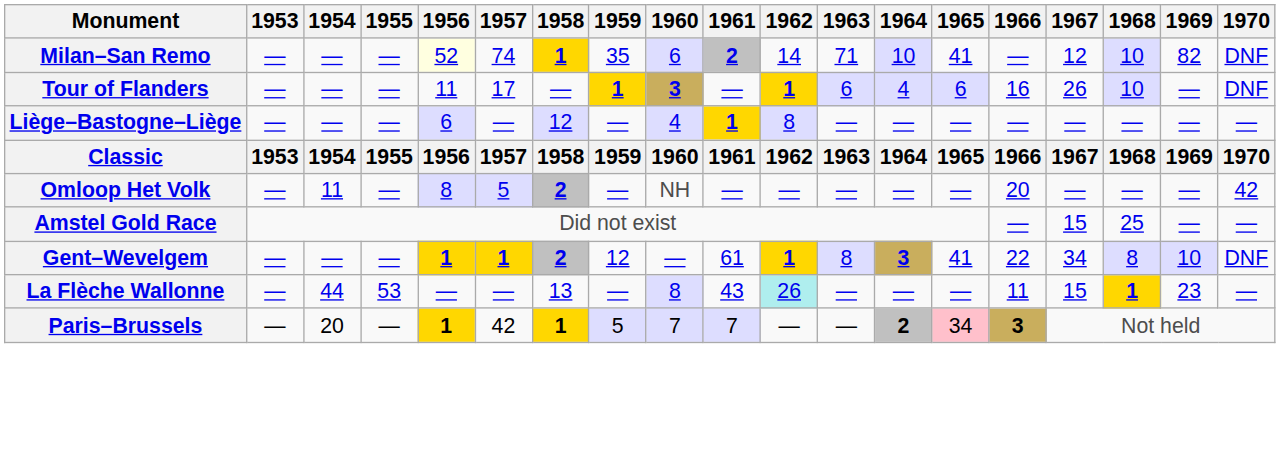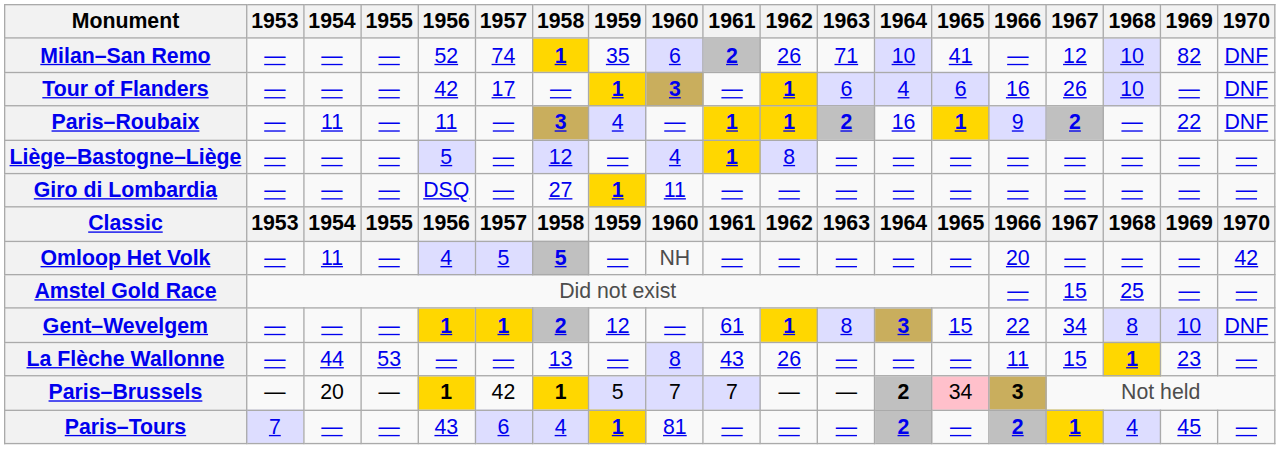(446, 55) lightyellow background -> (446, 55) no background
(789, 55) 14 -> (789, 55) 26
(446, 88) 11 -> (446, 88) 42
+ row: (125, 122)
(446, 122) 6 -> (446, 156) 5
+ row: (125, 190)
(446, 190) 8 -> (446, 257) 4
(561, 190) 2 -> (561, 257) 5
(961, 257) 41 -> (961, 325) 15
(789, 291) paleturquoise background -> (789, 358) no background
+ row: (125, 426)
